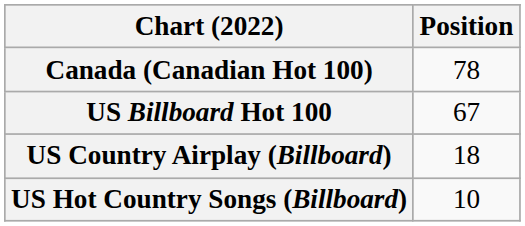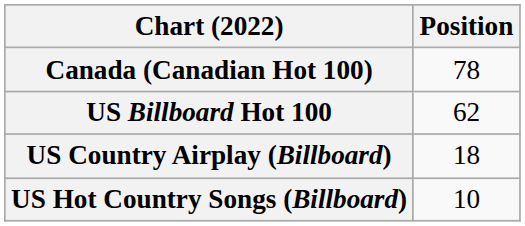(466, 112) 67 -> (466, 112) 62
